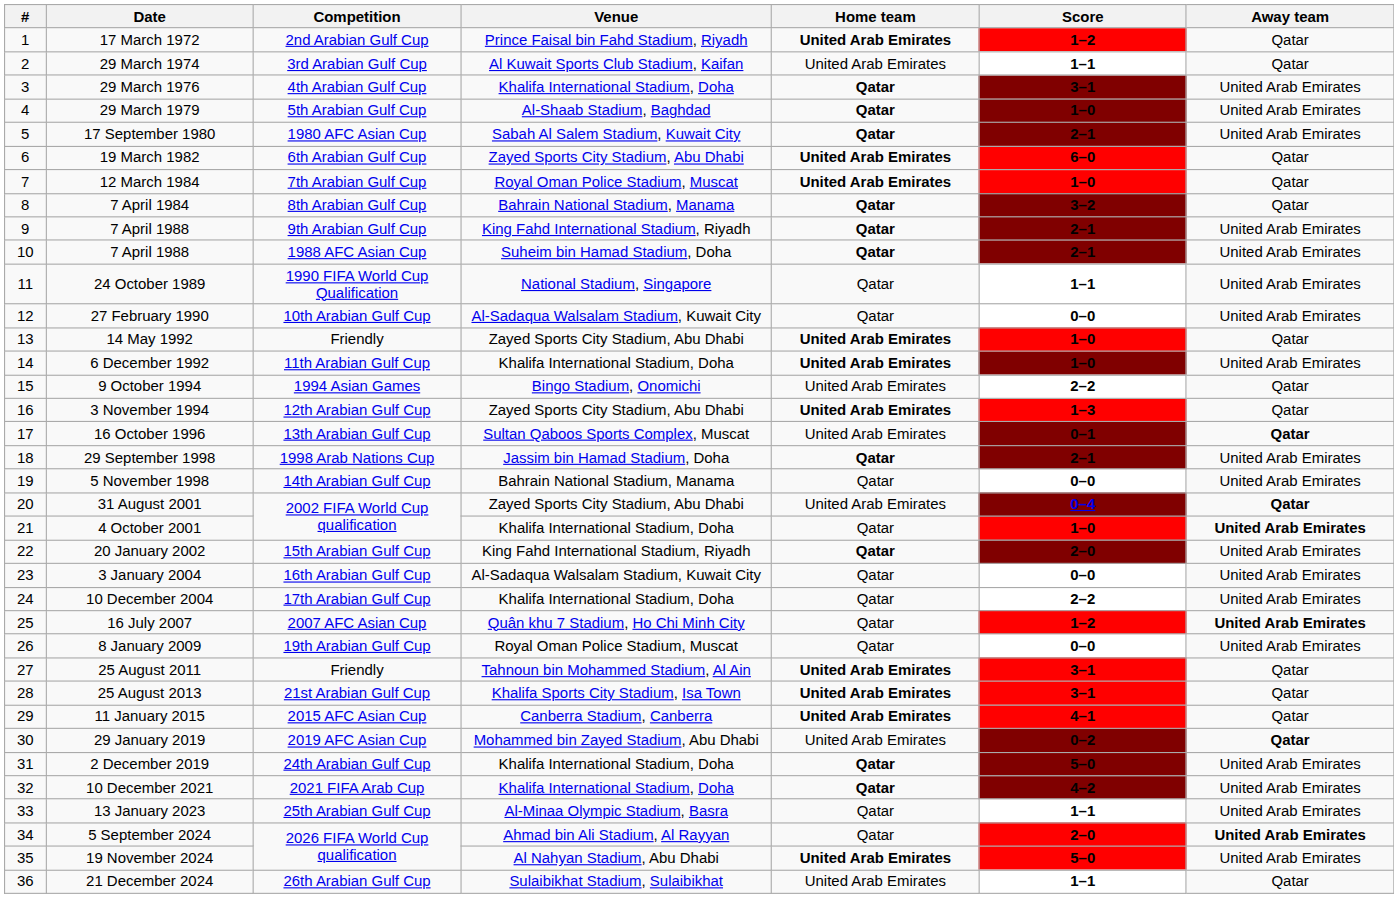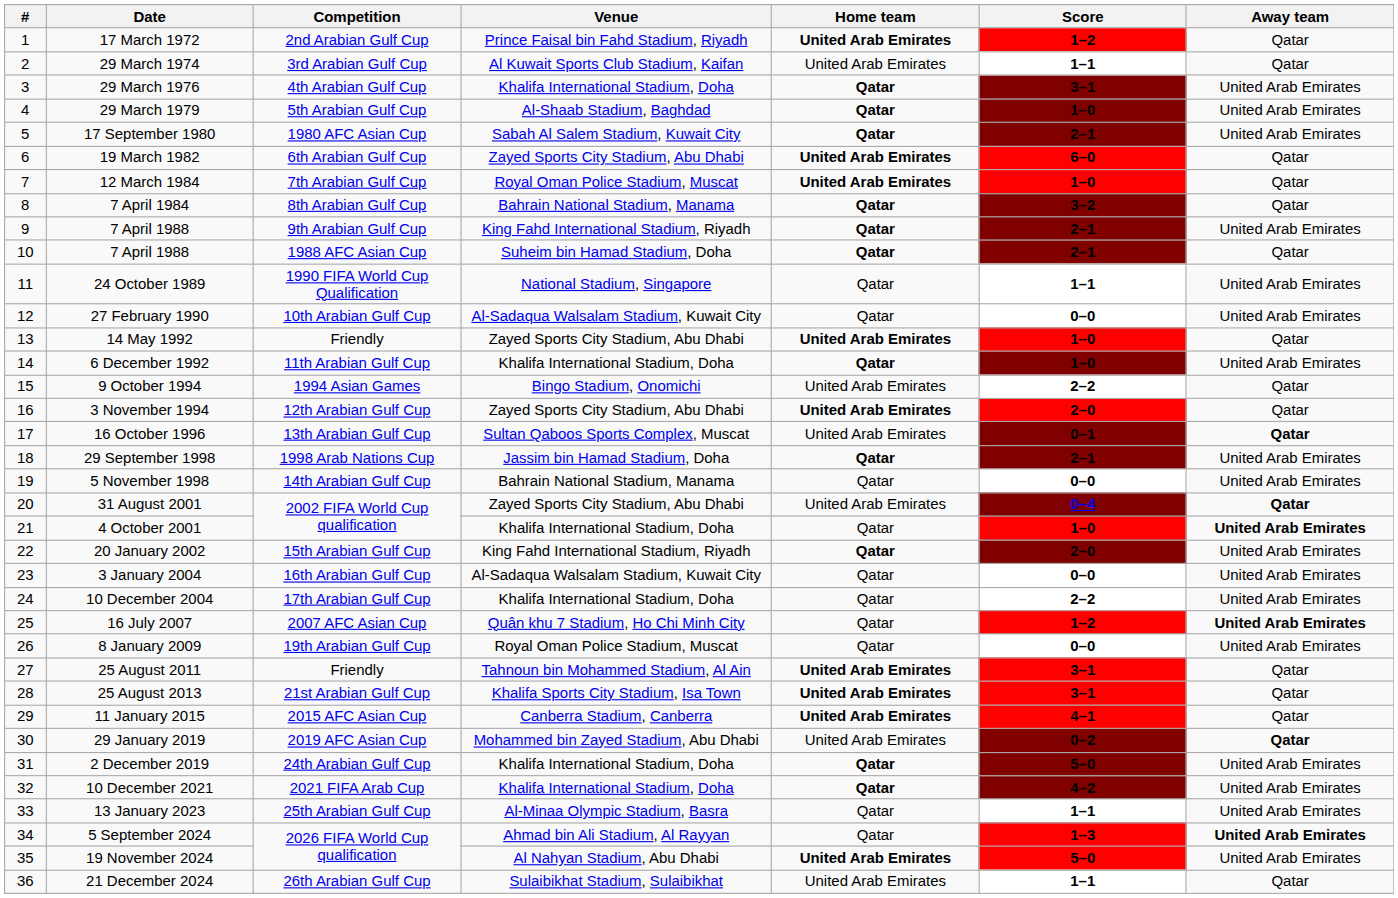(1290, 252) United Arab Emirates -> (1290, 252) Qatar
(875, 363) United Arab Emirates -> (875, 363) Qatar
(1083, 410) 1–3 -> (1083, 410) 2–0
(1083, 834) 2–0 -> (1083, 834) 1–3
